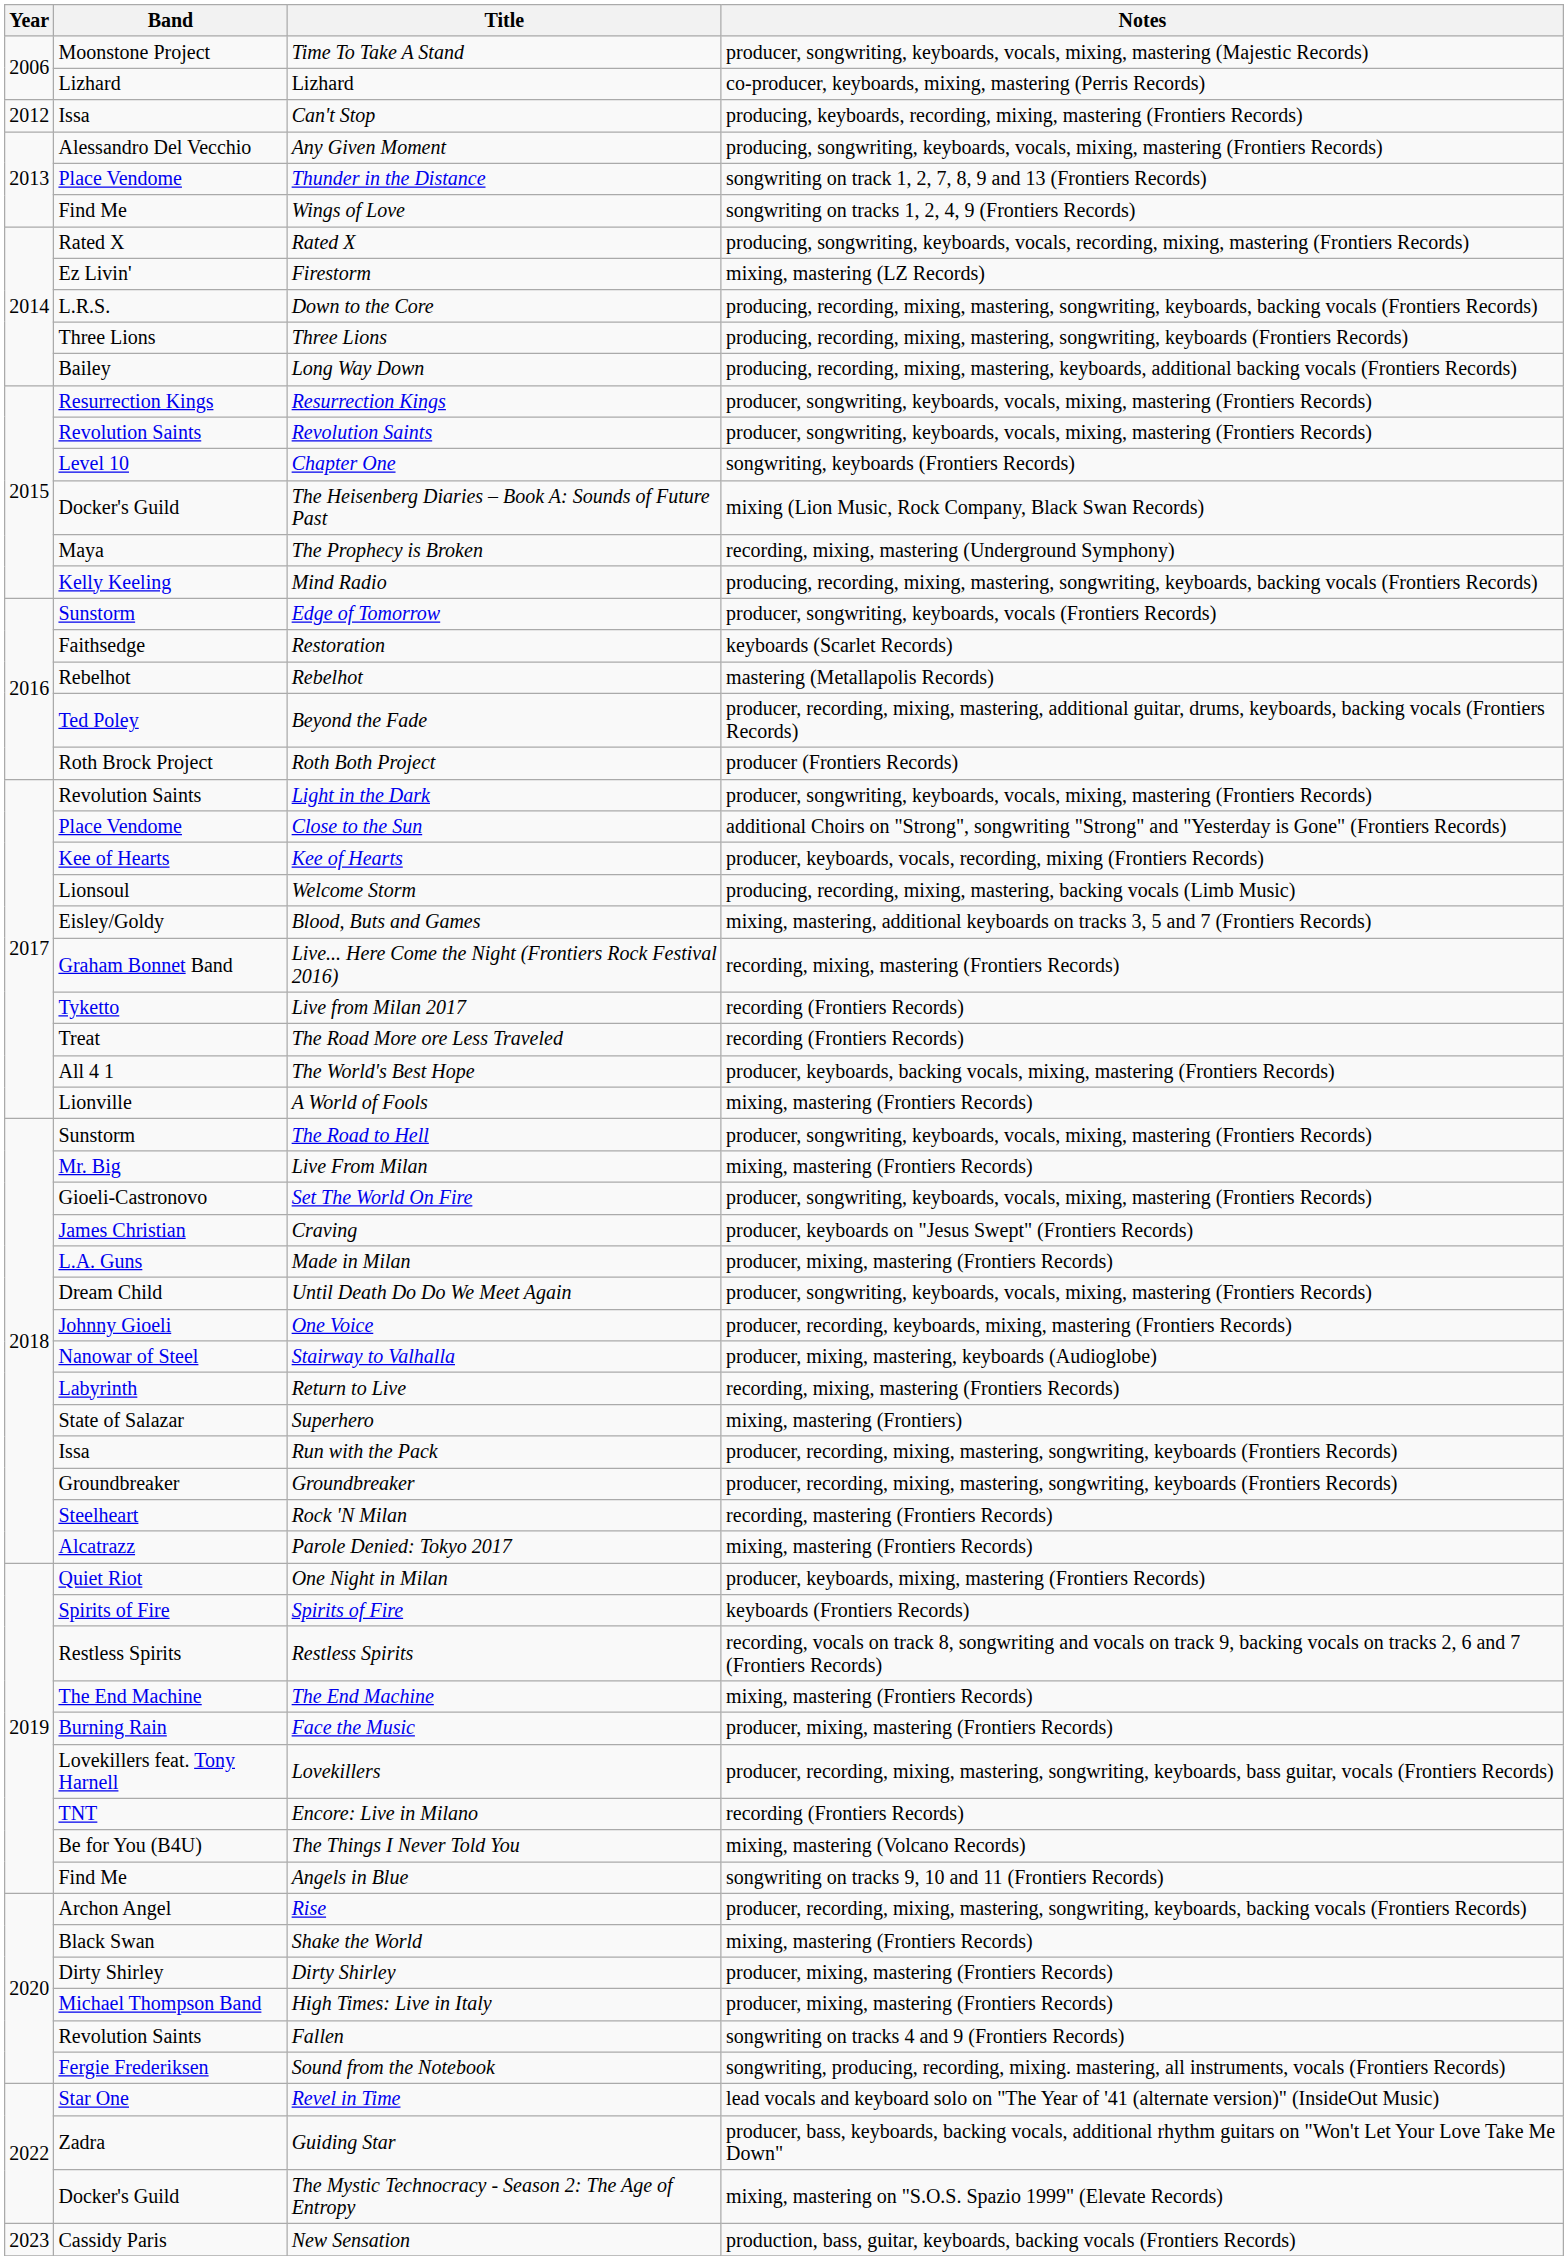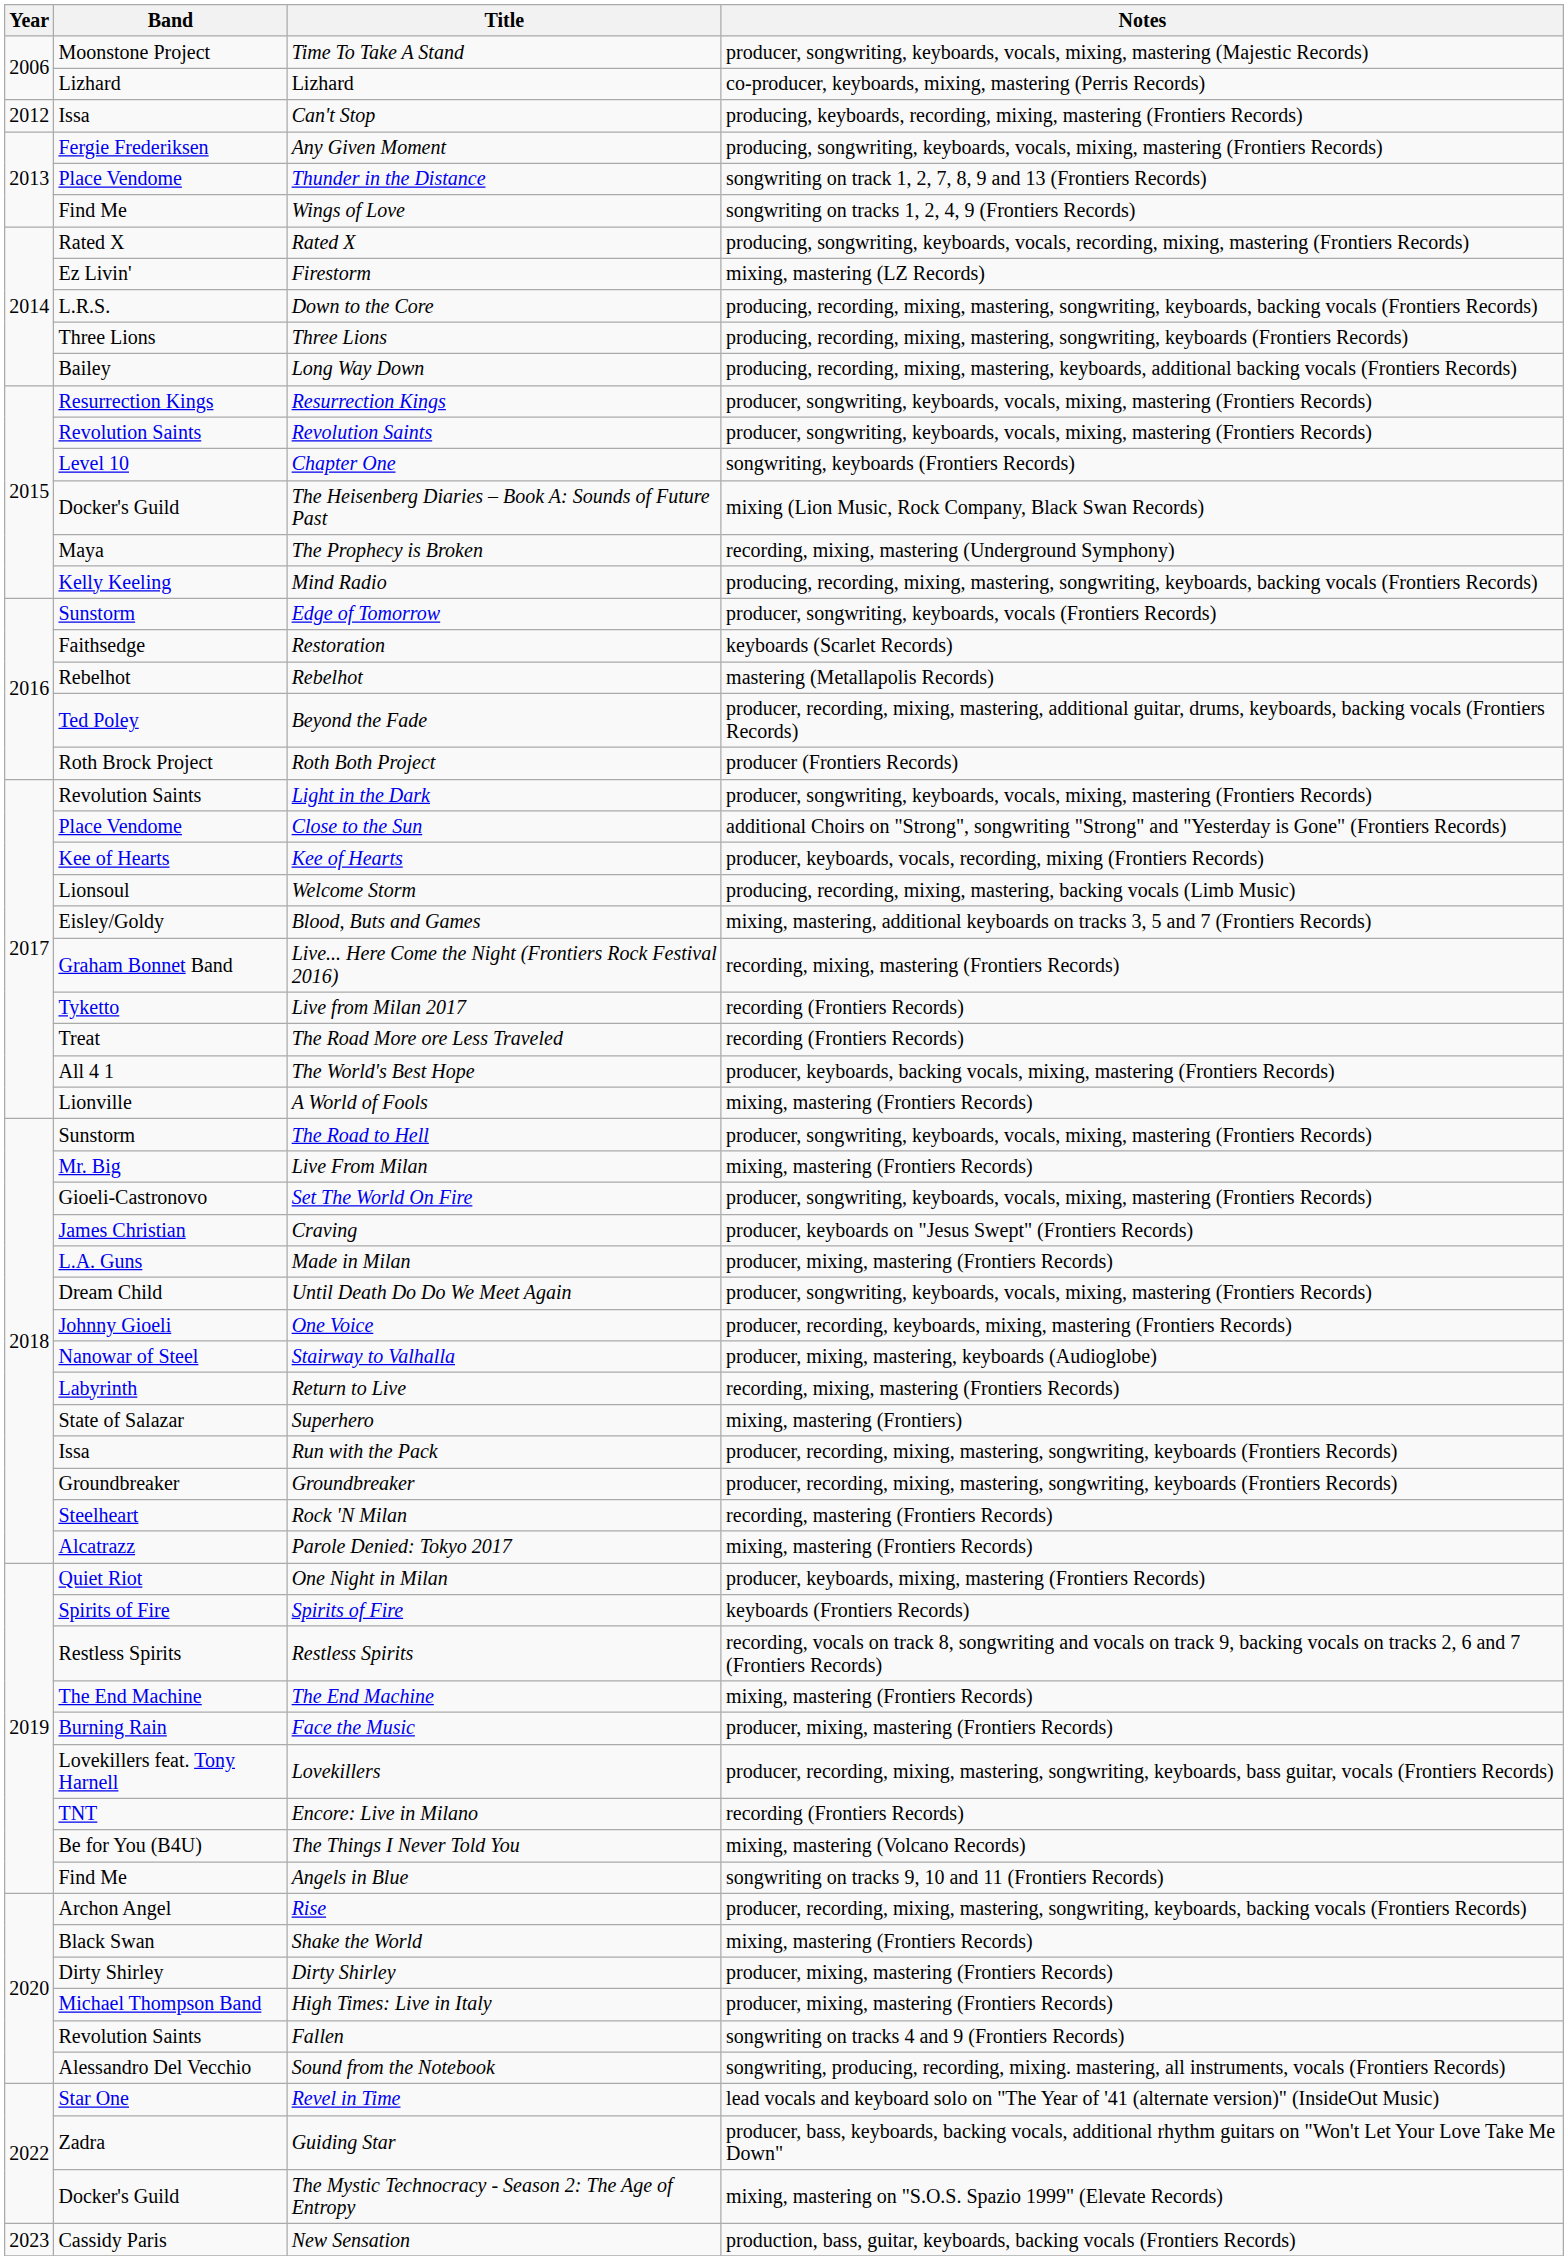(155, 147) Alessandro Del Vecchio -> (134, 147) Fergie Frederiksen
(134, 2067) Fergie Frederiksen -> (155, 2067) Alessandro Del Vecchio
